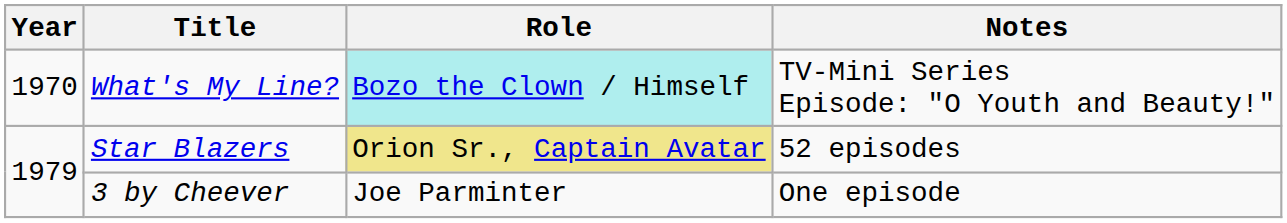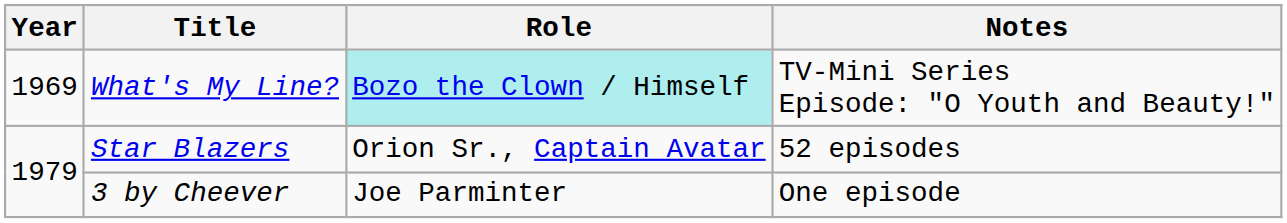(45, 88) 1970 -> (45, 88) 1969
(559, 149) khaki background -> (559, 149) no background
